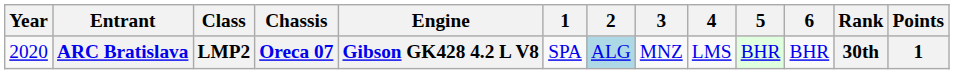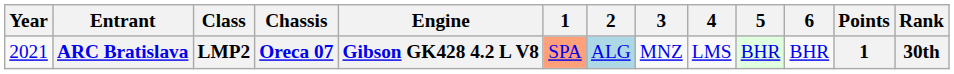columns swapped: (861, 20) <-> (918, 20)
(29, 51) 2020 -> (29, 51) 2021
(565, 51) no background -> (565, 51) lightsalmon background
